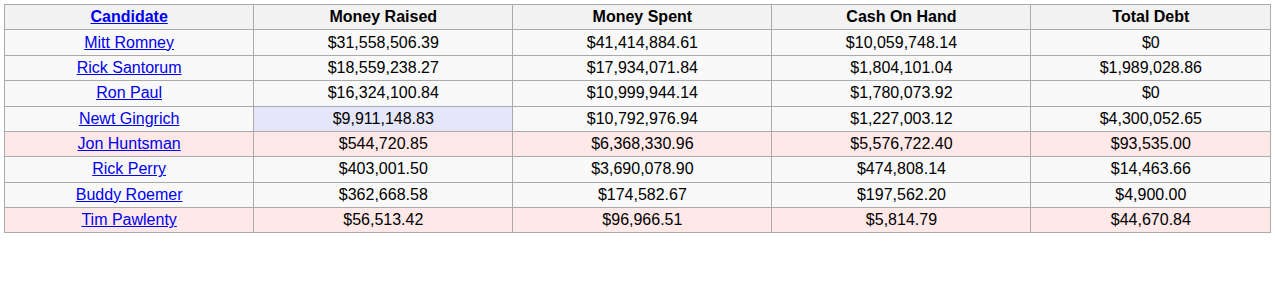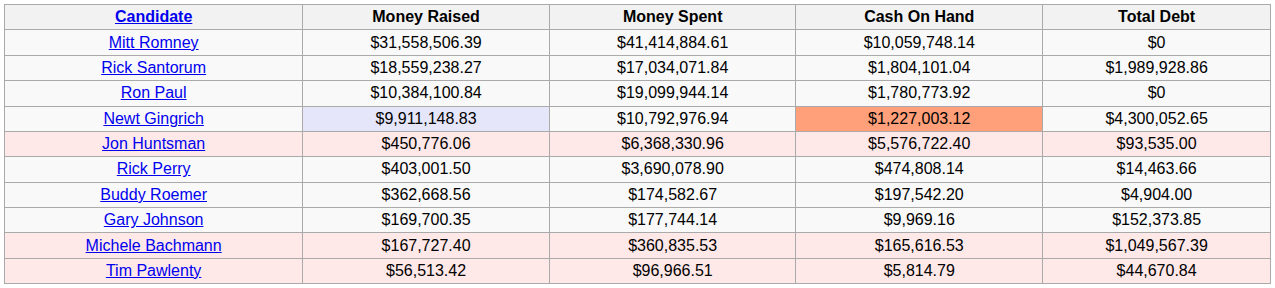(642, 67) $17,934,071.84 -> (673, 67) $17,034,071.84
(1151, 67) $1,989,028.86 -> (1157, 67) $1,989,928.86
(383, 93) $16,324,100.84 -> (426, 93) $10,384,100.84
(642, 93) $10,999,944.14 -> (673, 93) $19,099,944.14
(901, 93) $1,780,073.92 -> (919, 93) $1,780,773.92
(901, 118) no background -> (919, 118) lightsalmon background
(383, 144) $544,720.85 -> (426, 144) $450,776.06
(383, 194) $362,668.58 -> (426, 194) $362,668.56
(901, 194) $197,562.20 -> (919, 194) $197,542.20
(1151, 194) $4,900.00 -> (1157, 194) $4,904.00
+ row: (154, 220)
+ row: (154, 245)
